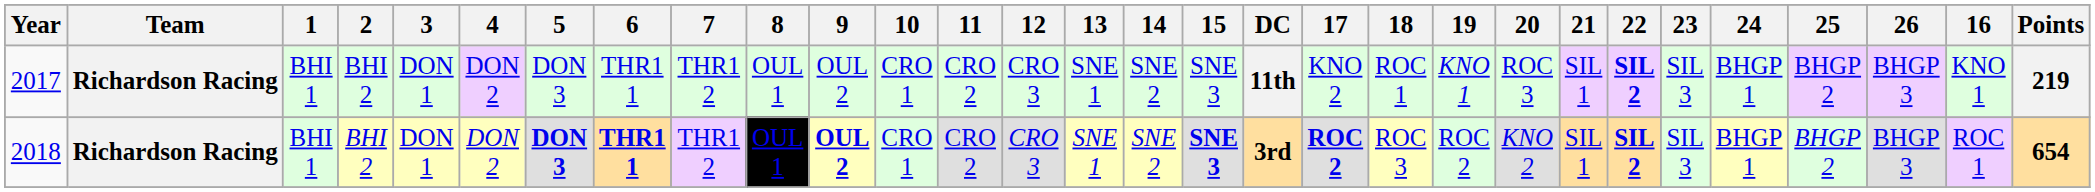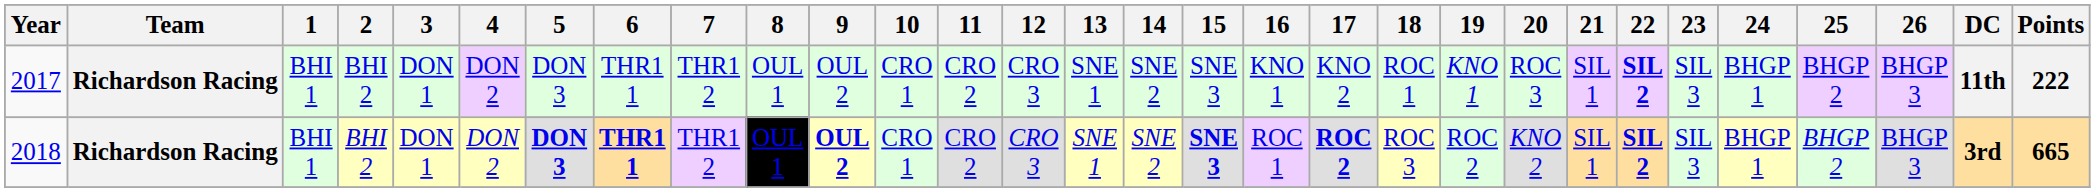columns swapped: (1979, 24) <-> (1273, 24)
(2051, 80) 219 -> (2051, 80) 222
(2051, 151) 654 -> (2051, 151) 665
